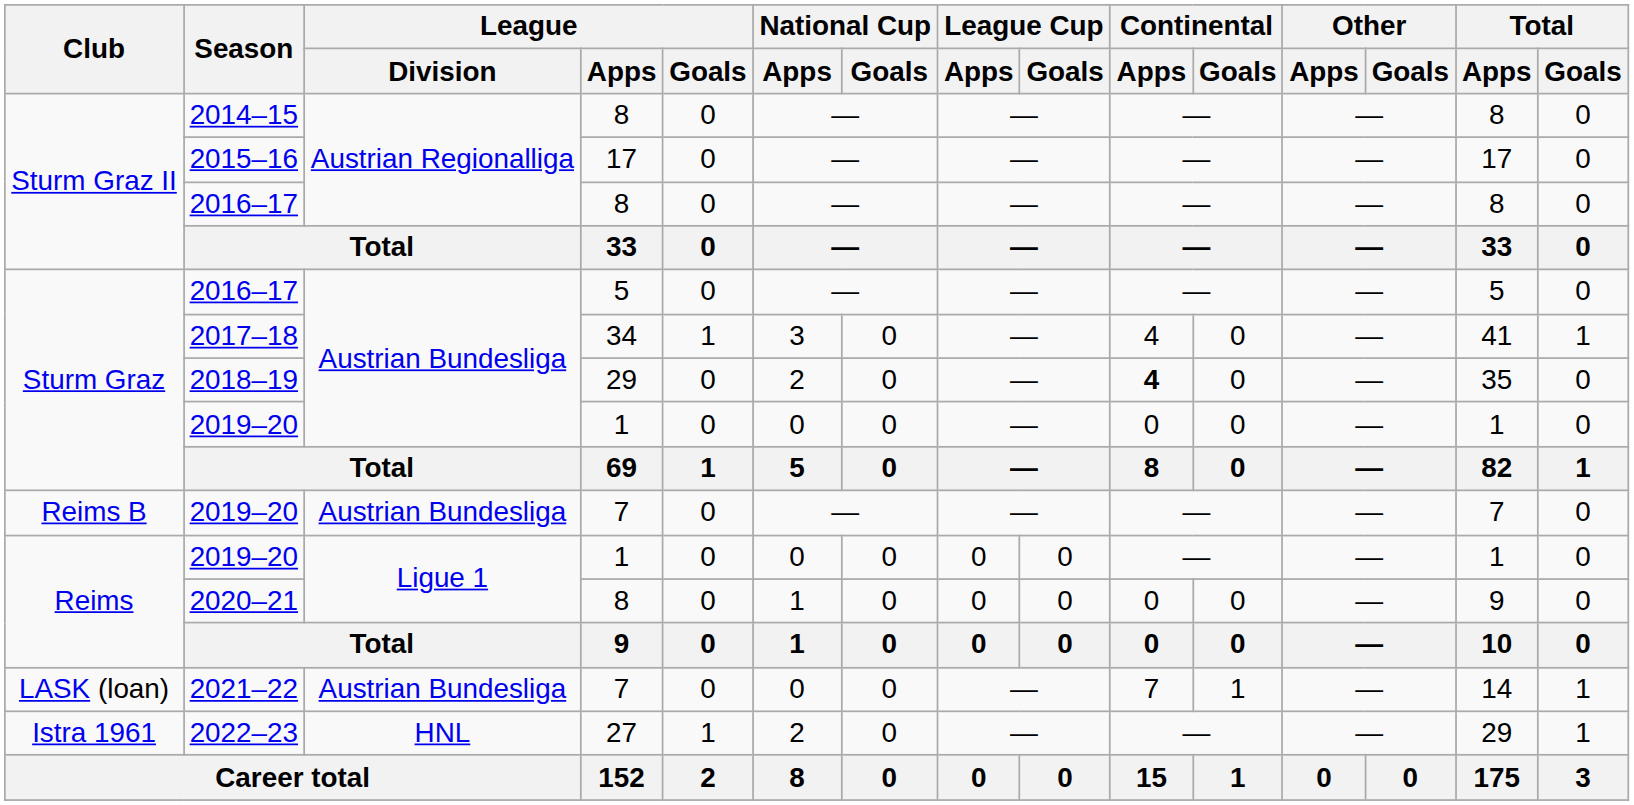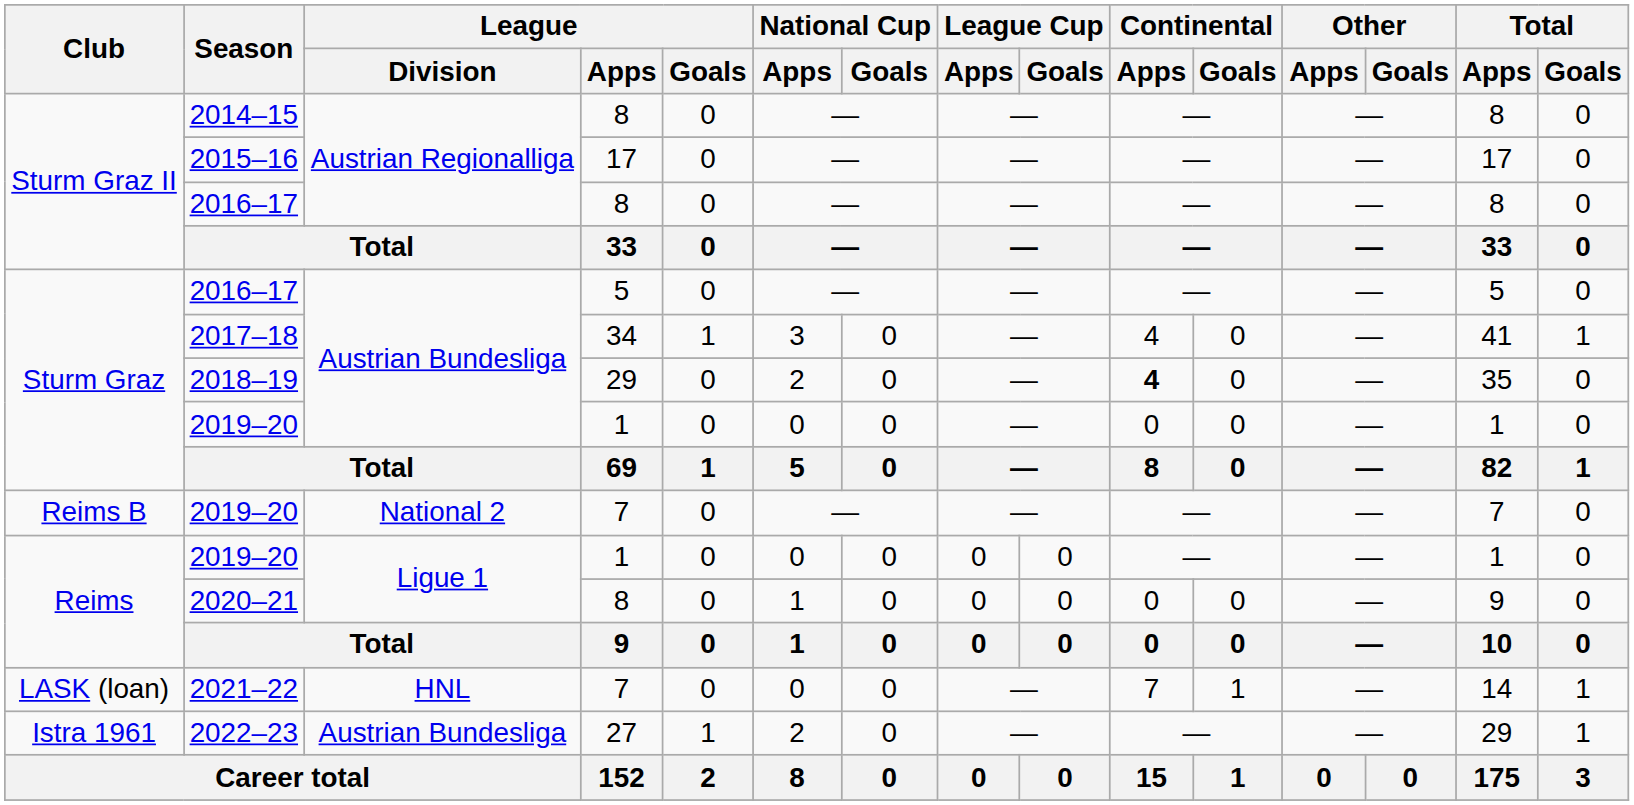(442, 512) Austrian Bundesliga -> (442, 512) National 2
(442, 688) Austrian Bundesliga -> (442, 688) HNL
(442, 733) HNL -> (442, 733) Austrian Bundesliga
